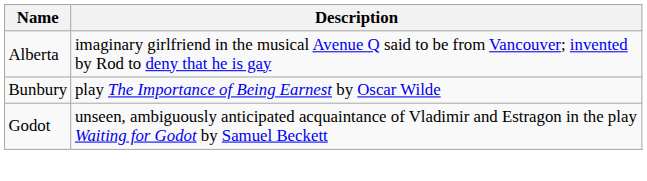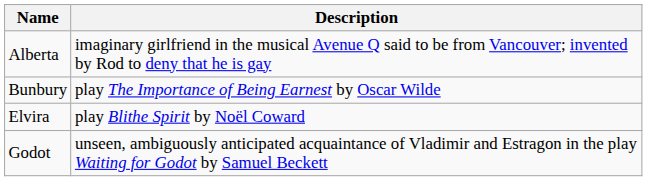+ row: (29, 116)
